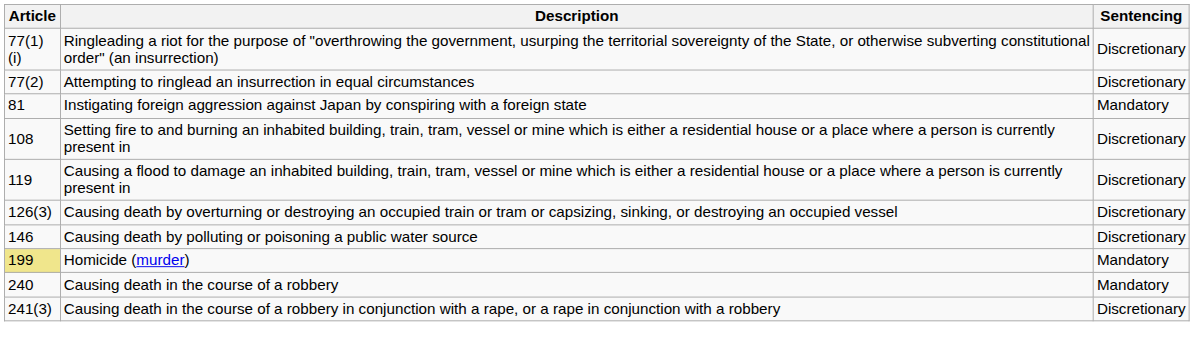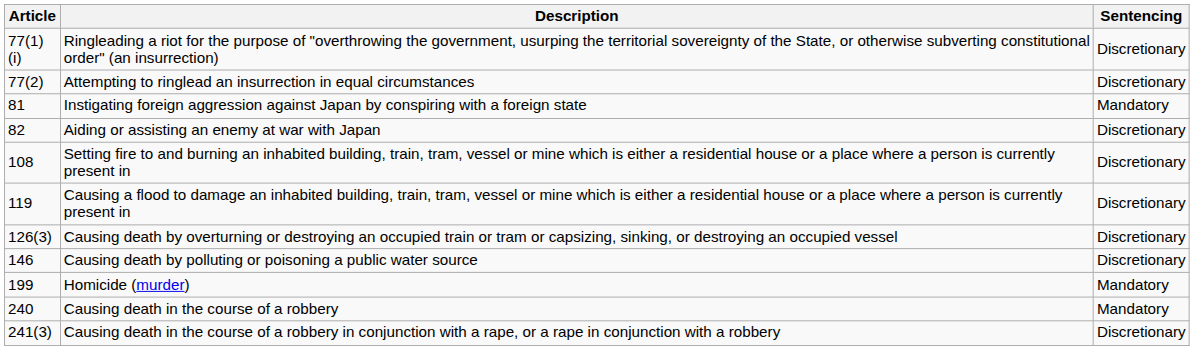+ row: (222, 130)
(21, 260) khaki background -> (21, 284) no background
